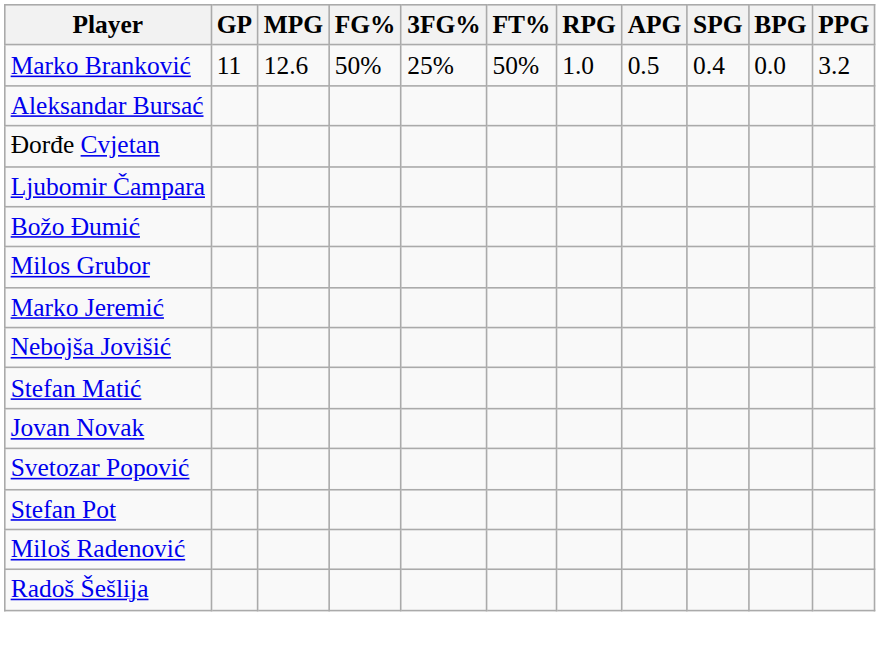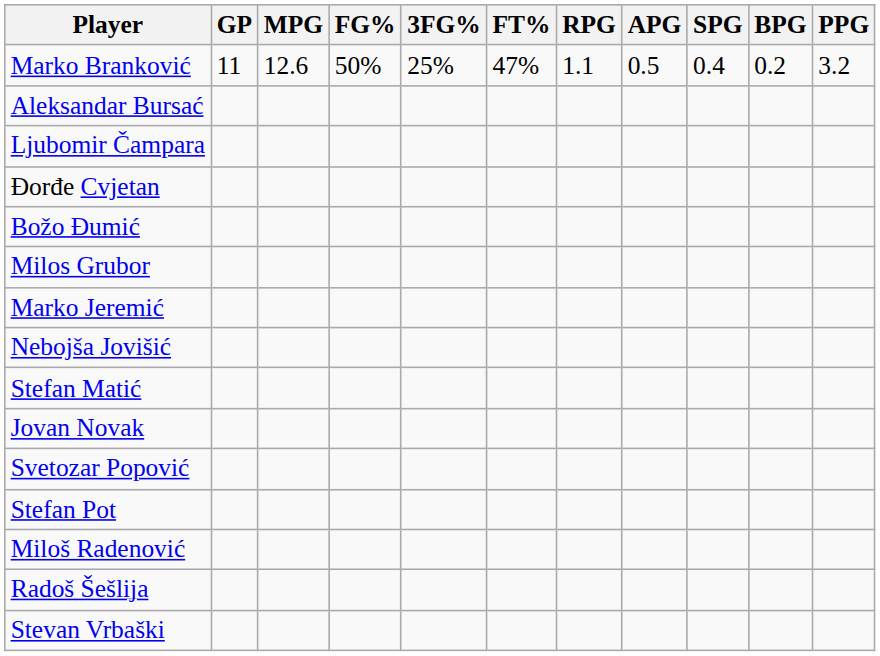(516, 65) 50% -> (516, 65) 47%
(578, 65) 1.0 -> (578, 65) 1.1
(770, 65) 0.0 -> (770, 65) 0.2
rows swapped: (108, 186) <-> (85, 145)
+ row: (88, 629)
